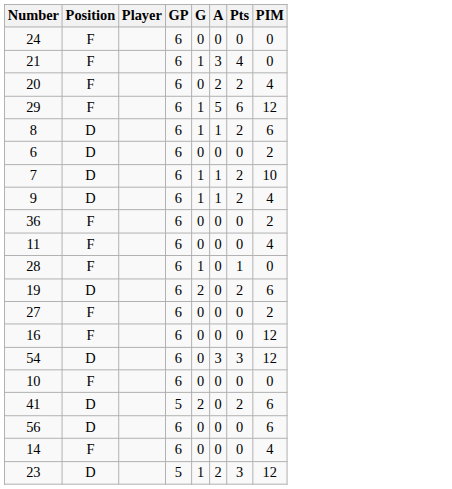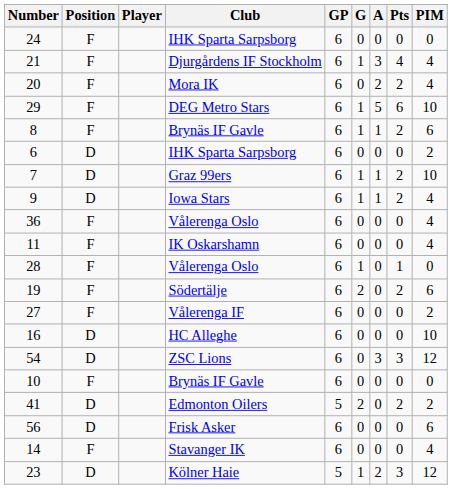+ column: (245, 15)
(270, 61) 0 -> (430, 61) 4
(270, 107) 12 -> (430, 107) 10
(90, 130) D -> (90, 130) F
(270, 221) 2 -> (430, 221) 4
(90, 289) D -> (90, 289) F
(90, 335) F -> (90, 335) D
(270, 335) 12 -> (430, 335) 10
(270, 404) 6 -> (430, 404) 2
